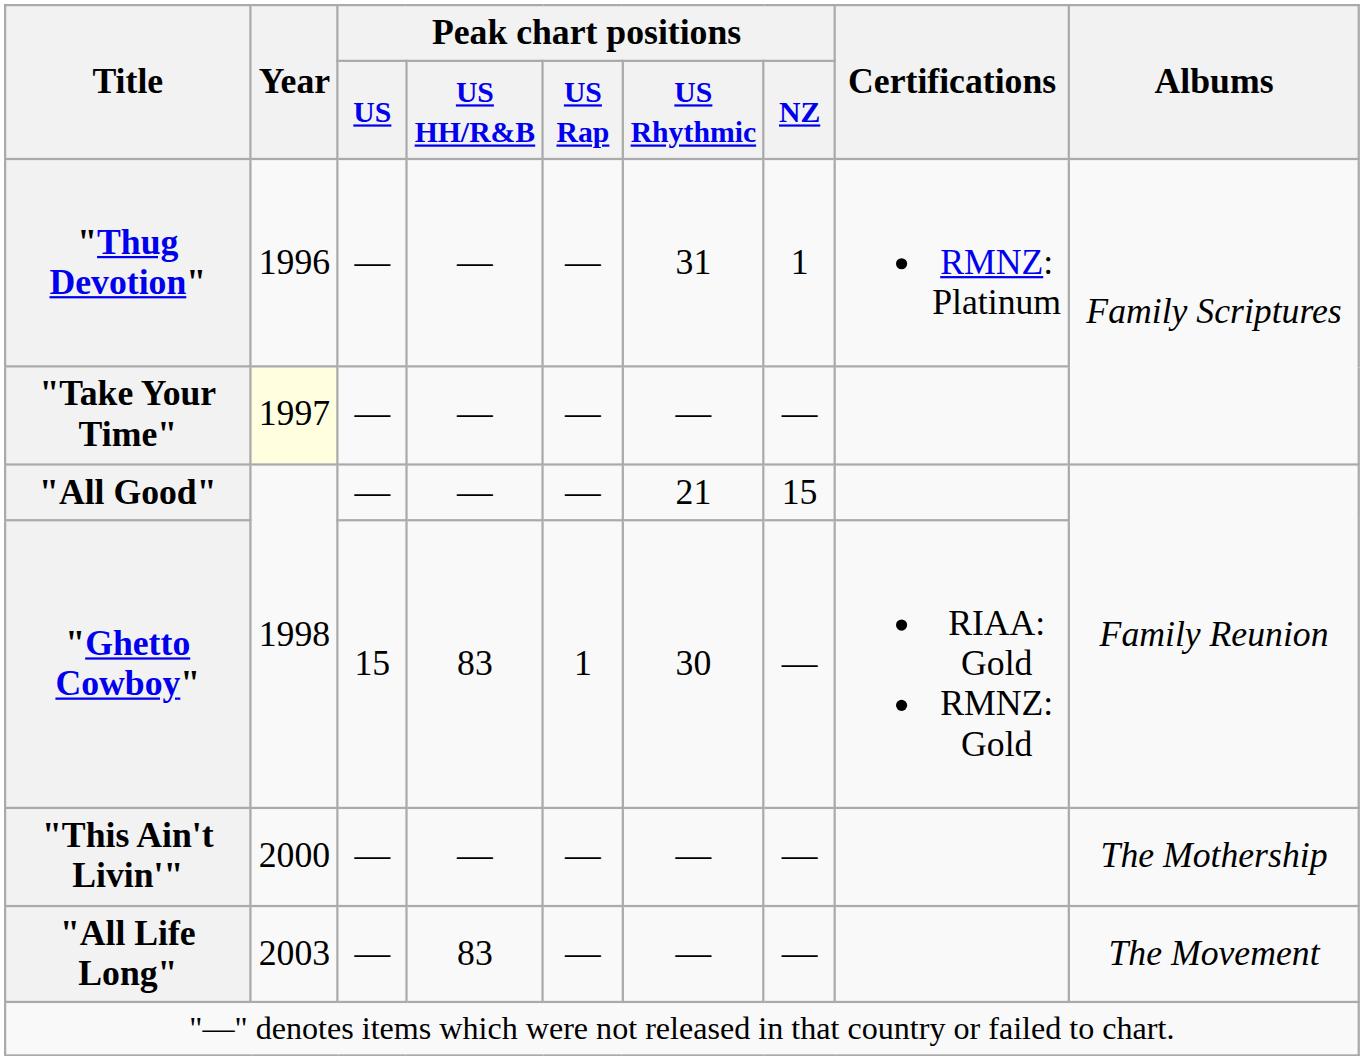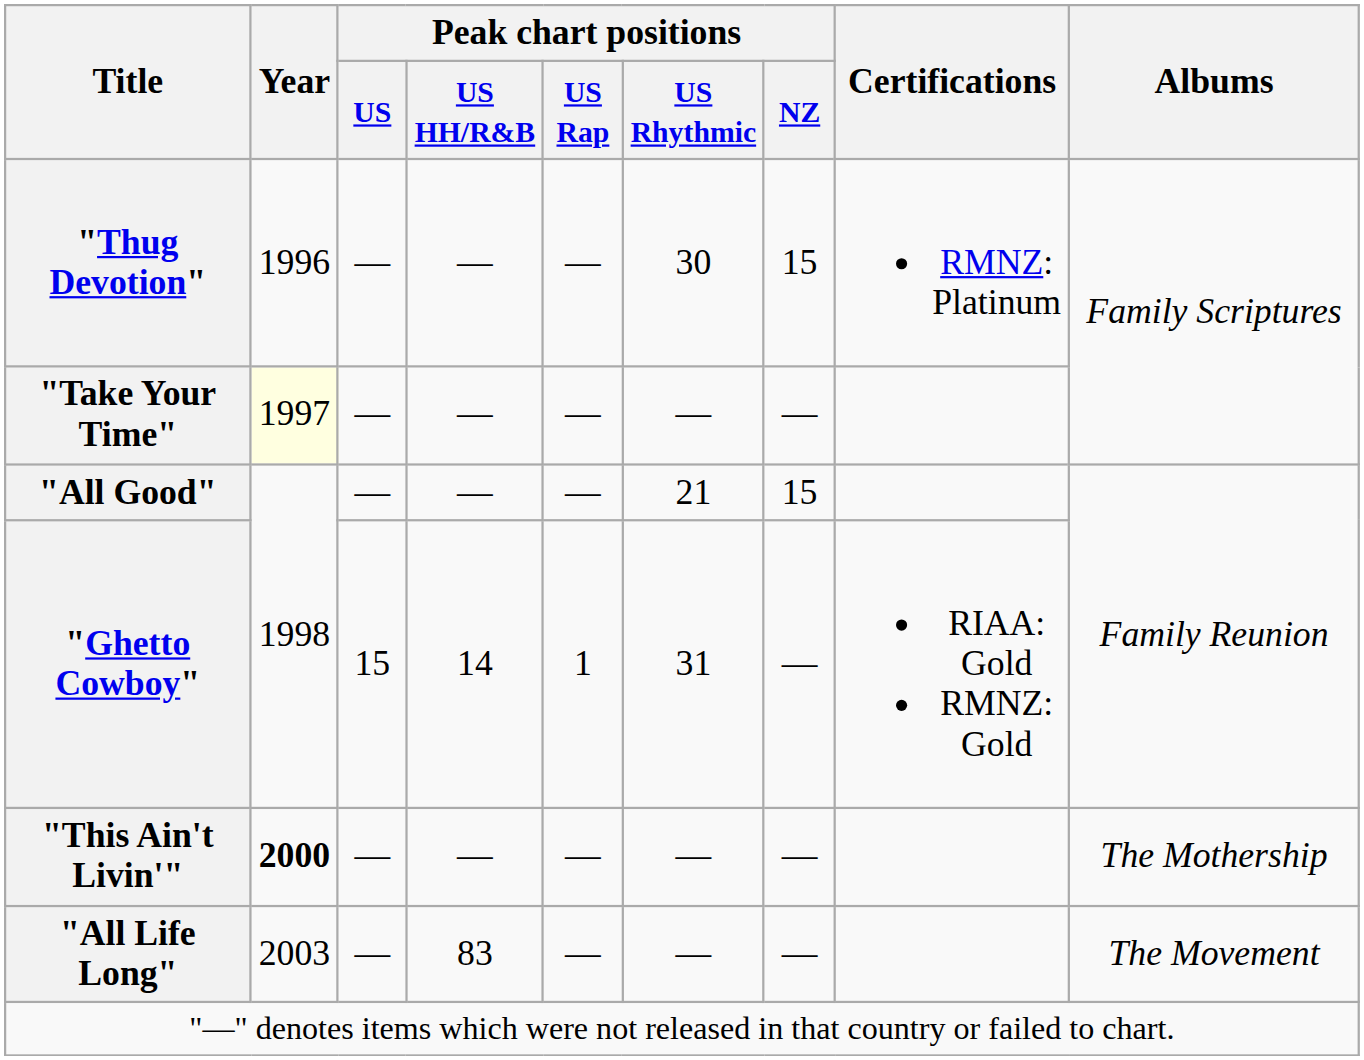(693, 261) 31 -> (693, 261) 30
(800, 261) 1 -> (800, 261) 15
(475, 663) 83 -> (475, 663) 14
(693, 663) 30 -> (693, 663) 31
(294, 856) normal -> (294, 856) bold
